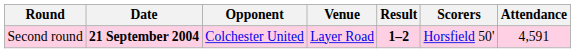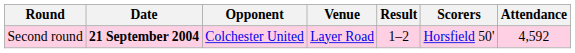(399, 36) bold -> (399, 36) normal
(534, 36) 4,591 -> (534, 36) 4,592
